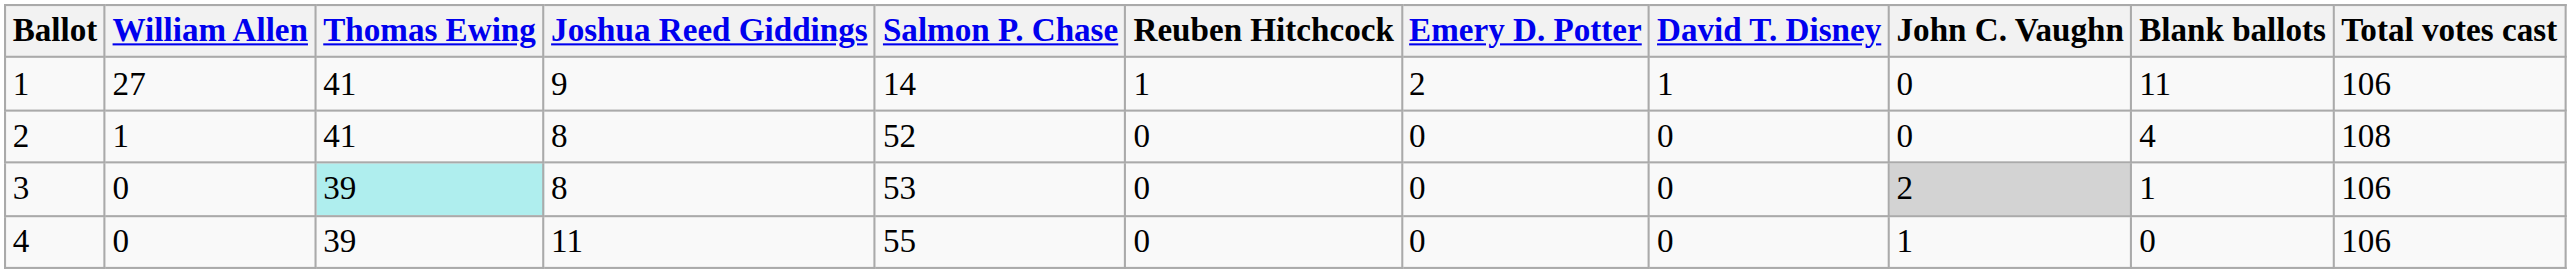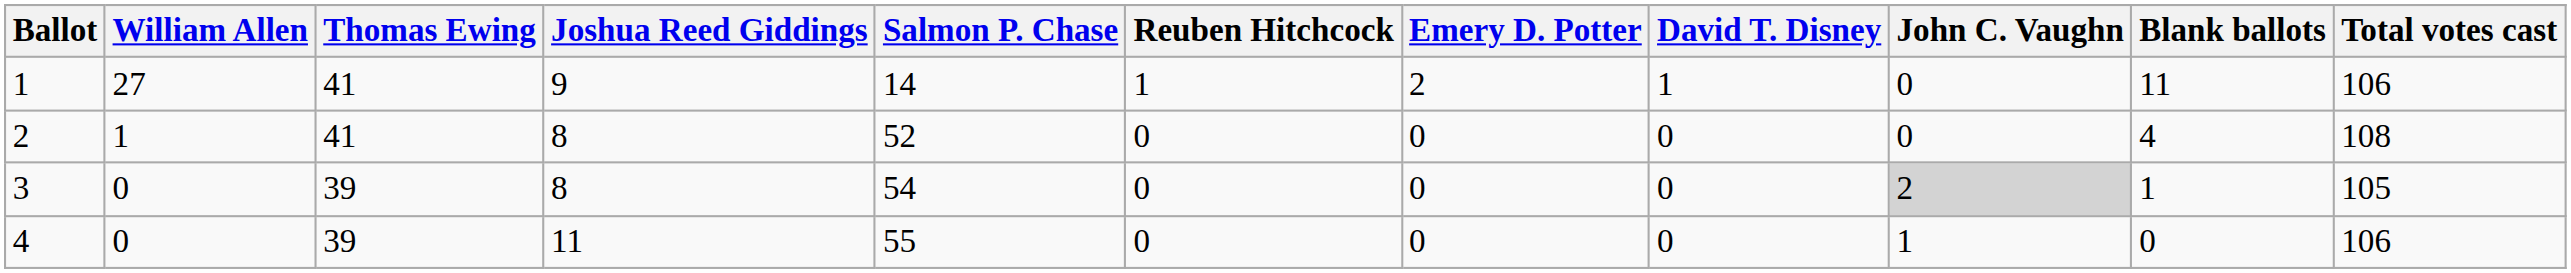(340, 188) paleturquoise background -> (340, 188) no background
(900, 188) 53 -> (900, 188) 54
(2366, 188) 106 -> (2366, 188) 105
